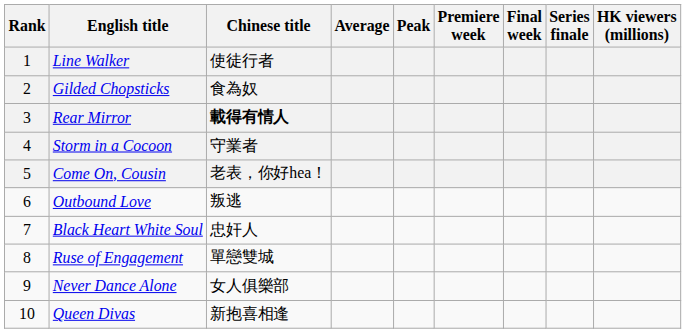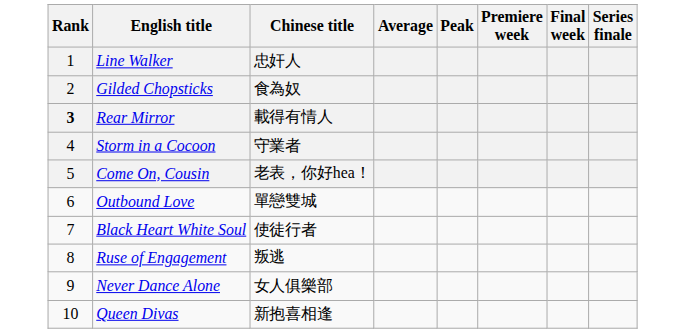- column: (637, 25)
(242, 60) 使徒行者 -> (277, 60) 忠奸人
(27, 117) normal -> (70, 117) bold
(250, 117) bold -> (293, 117) normal
(226, 201) 叛逃 -> (285, 201) 單戀雙城
(234, 229) 忠奸人 -> (285, 229) 使徒行者
(242, 257) 單戀雙城 -> (269, 257) 叛逃
